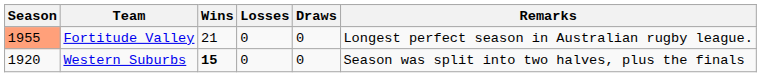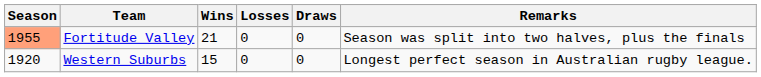(548, 38) Longest perfect season in Australian rugby league. -> (544, 38) Season was split into two halves, plus the finals
(209, 60) bold -> (209, 60) normal
(544, 60) Season was split into two halves, plus the finals -> (548, 60) Longest perfect season in Australian rugby league.
